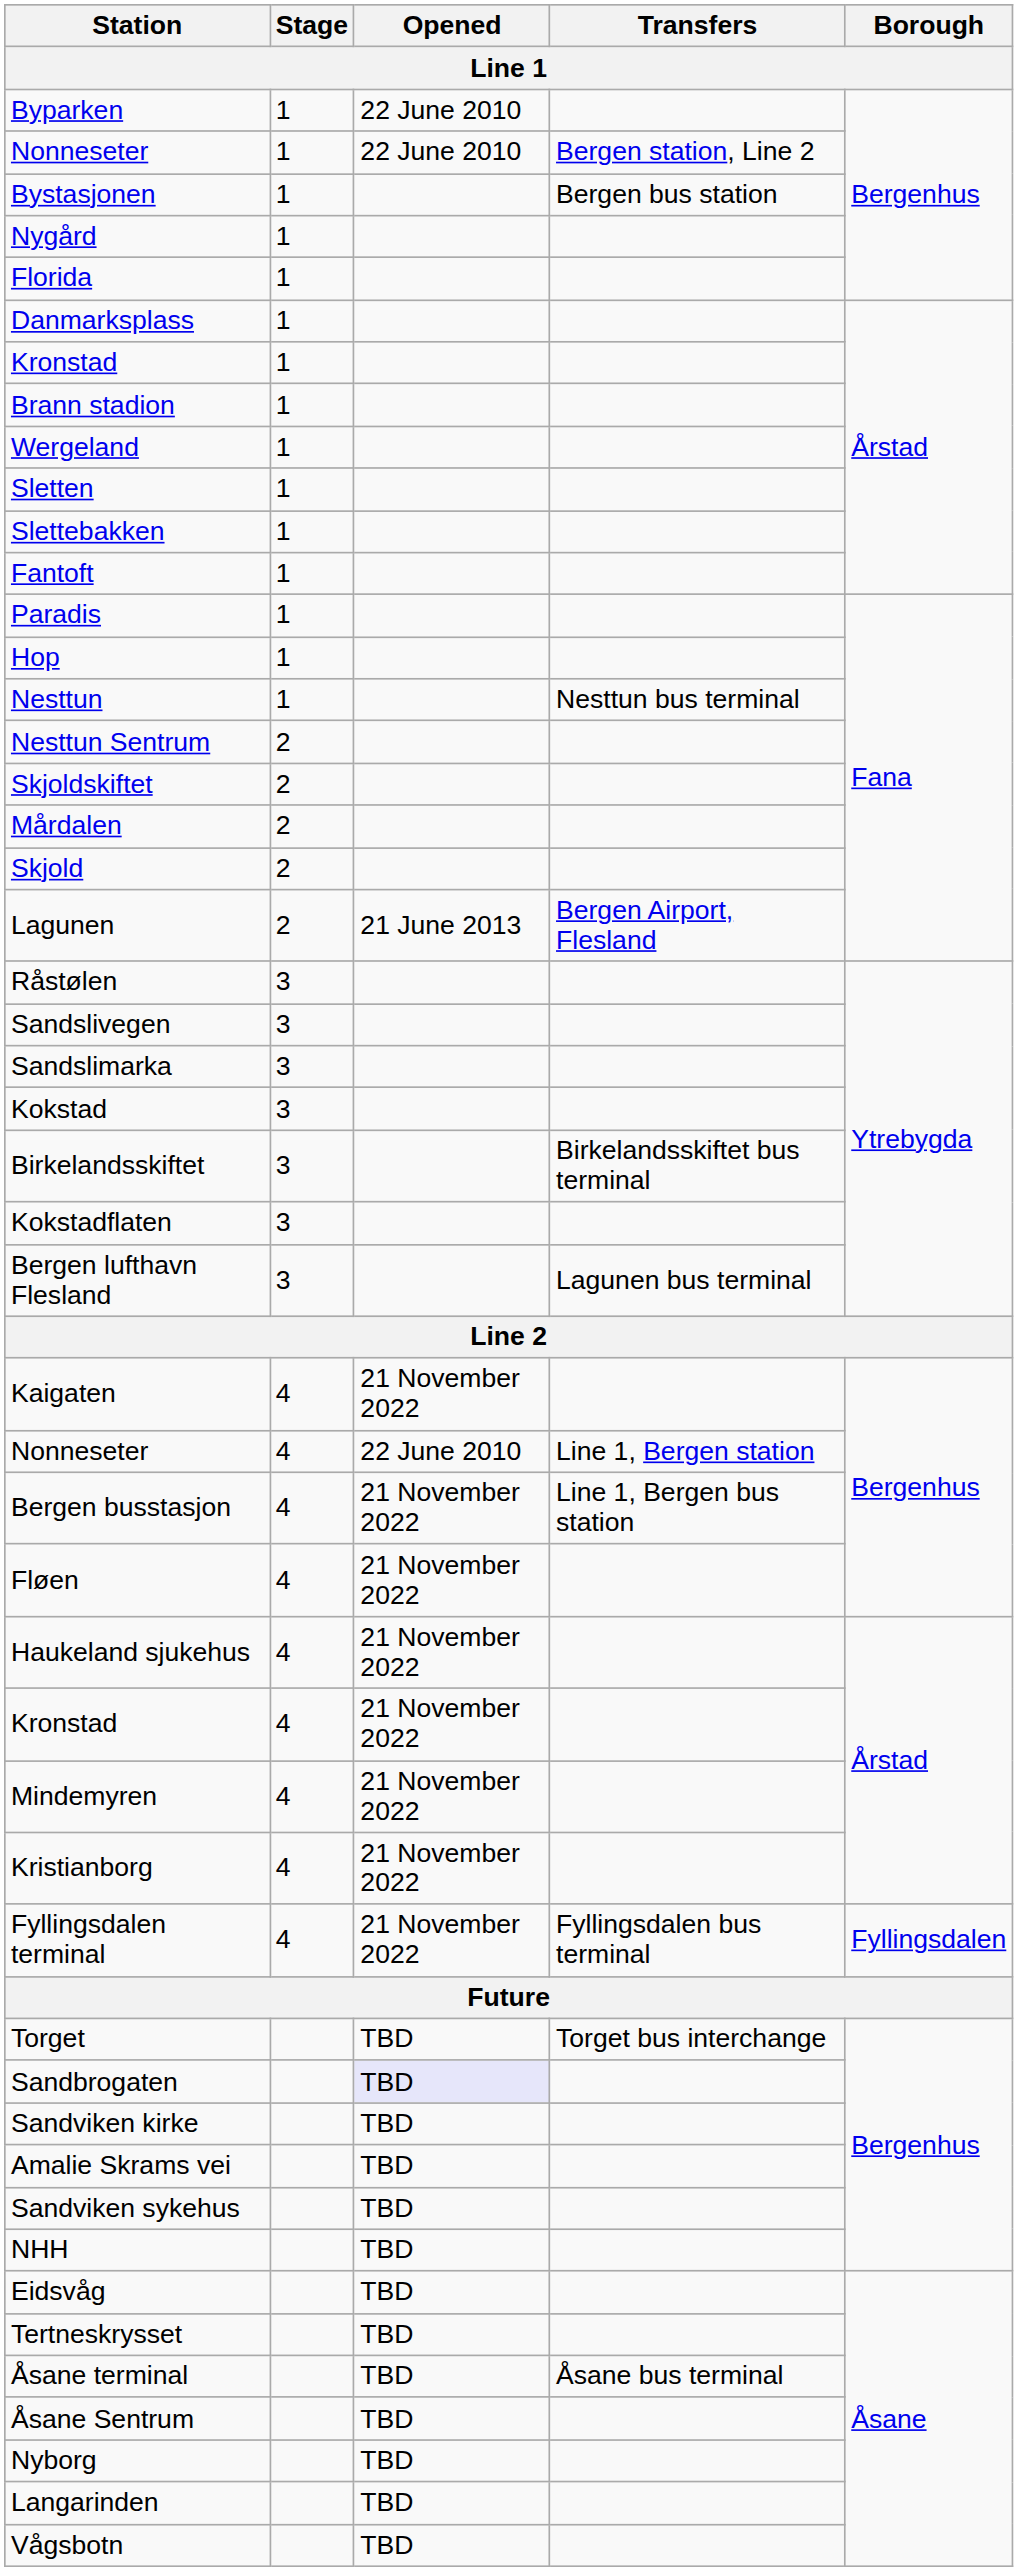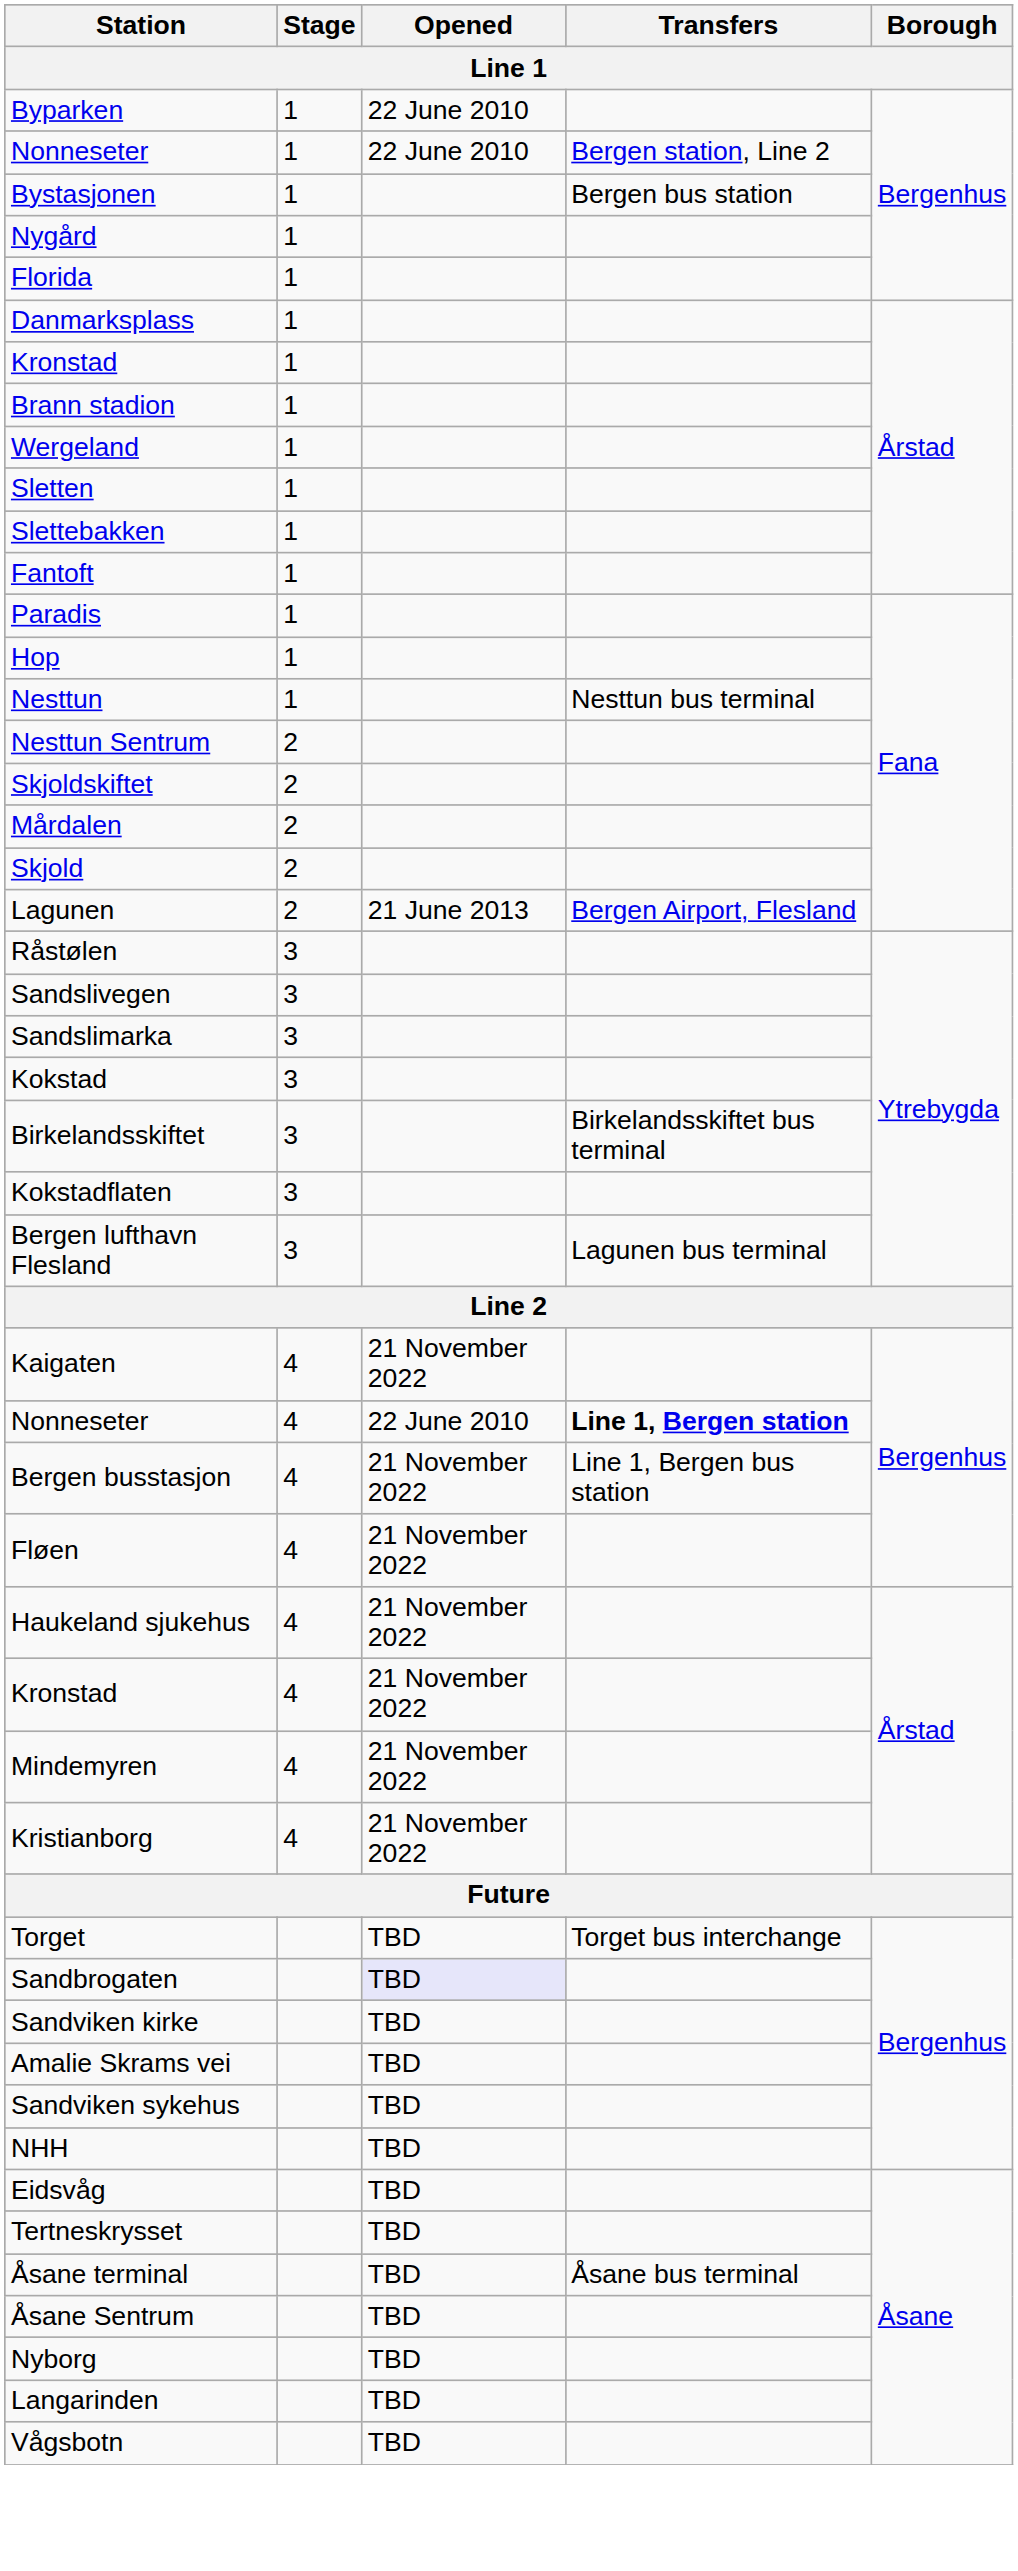(685, 1450) normal -> (710, 1420) bold
- row: (88, 1939)
